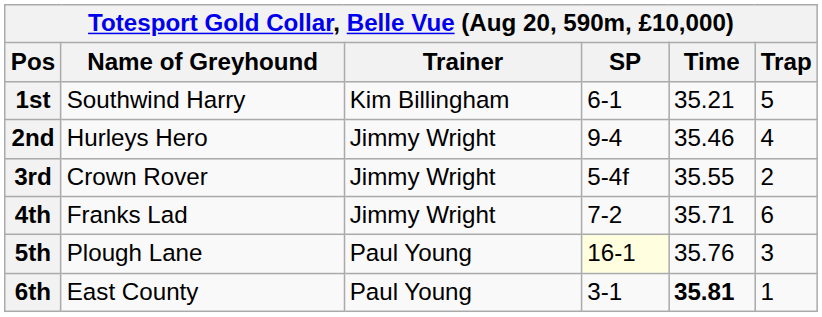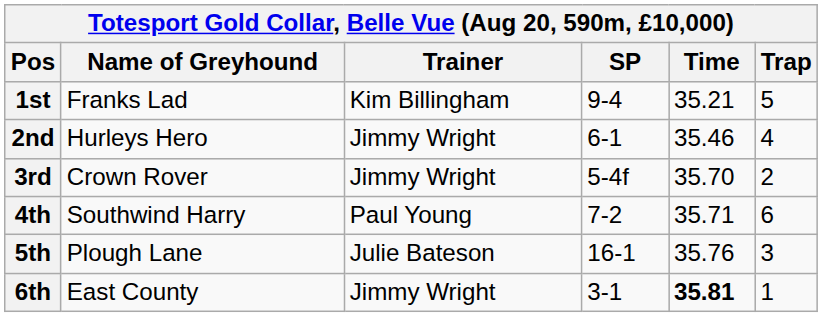(156, 100) Southwind Harry -> (127, 100) Franks Lad
(605, 100) 6-1 -> (605, 100) 9-4
(605, 138) 9-4 -> (605, 138) 6-1
(704, 176) 35.55 -> (704, 176) 35.70
(127, 215) Franks Lad -> (156, 215) Southwind Harry
(423, 215) Jimmy Wright -> (411, 215) Paul Young
(411, 253) Paul Young -> (422, 253) Julie Bateson
(612, 253) lightyellow background -> (612, 253) no background
(411, 291) Paul Young -> (423, 291) Jimmy Wright
